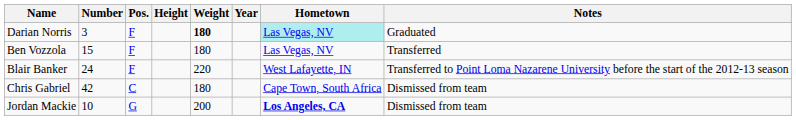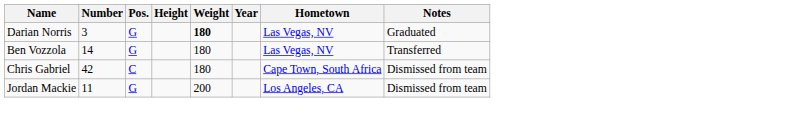(132, 32) F -> (133, 32) G
(298, 32) paleturquoise background -> (298, 32) no background
(87, 50) 15 -> (87, 50) 14
(132, 50) F -> (133, 50) G
- row: (37, 69)
(87, 106) 10 -> (87, 87) 11
(304, 106) bold -> (303, 87) normal
